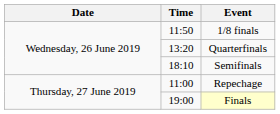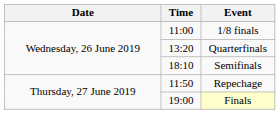(181, 30) 11:50 -> (181, 30) 11:00
(181, 83) 11:00 -> (181, 83) 11:50
